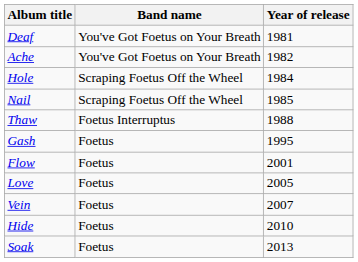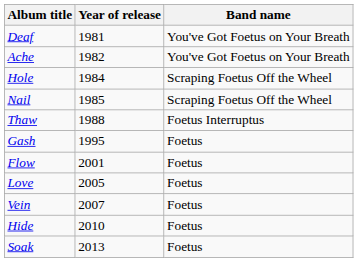columns swapped: (308, 15) <-> (169, 15)
